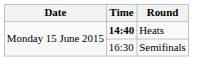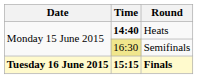(121, 47) no background -> (126, 47) khaki background
+ row: (158, 64)
